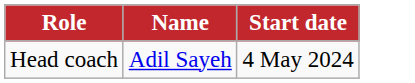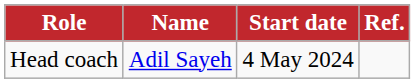+ column: (385, 22)
